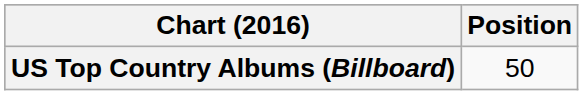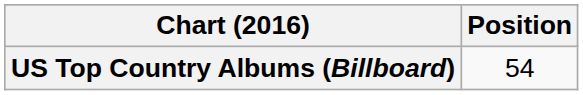(520, 67) 50 -> (520, 67) 54
